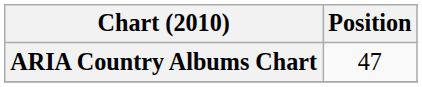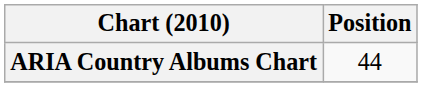(370, 61) 47 -> (370, 61) 44
